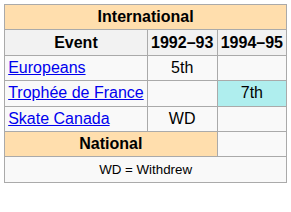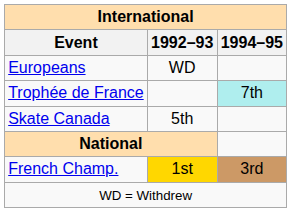(182, 67) 5th -> (182, 67) WD
(182, 118) WD -> (182, 118) 5th
+ row: (63, 169)
